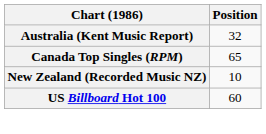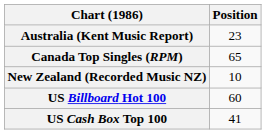(235, 35) 32 -> (235, 35) 23
+ row: (107, 118)
